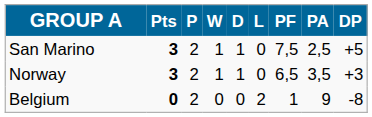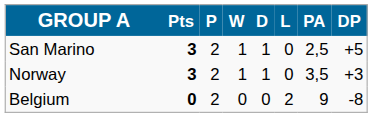- column: (285, 20)
